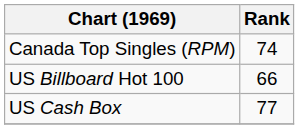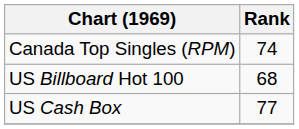(267, 78) 66 -> (267, 78) 68
